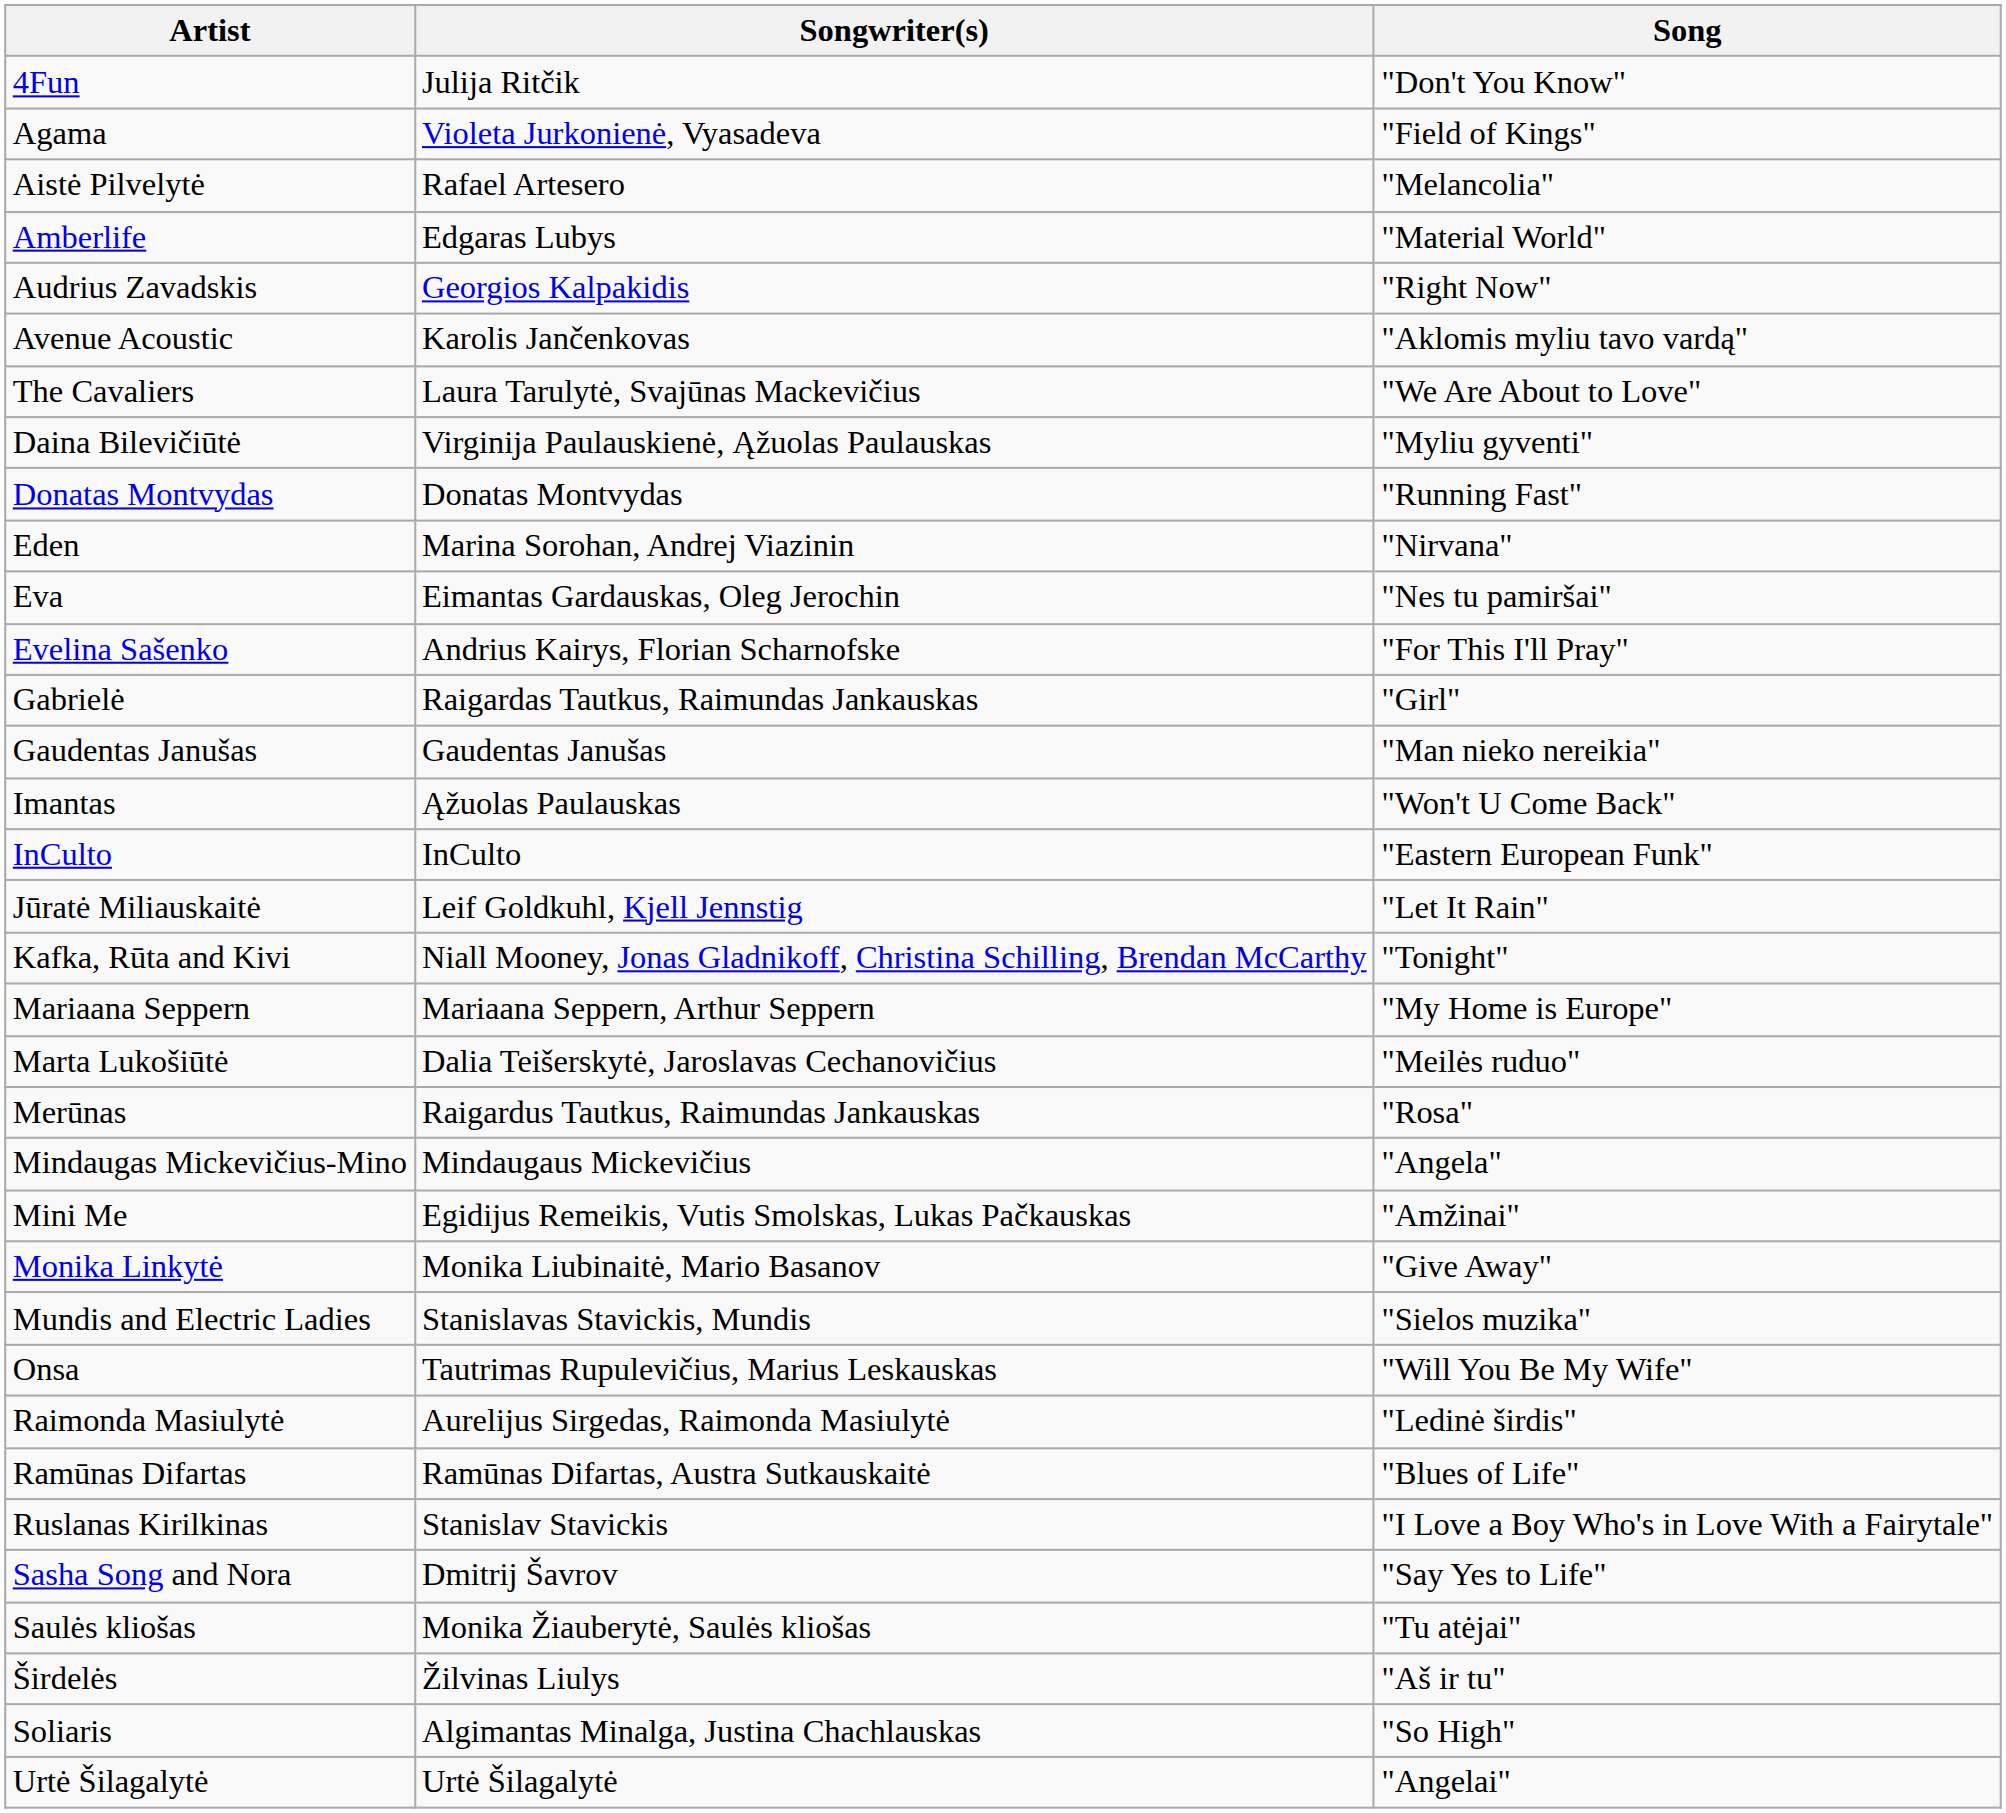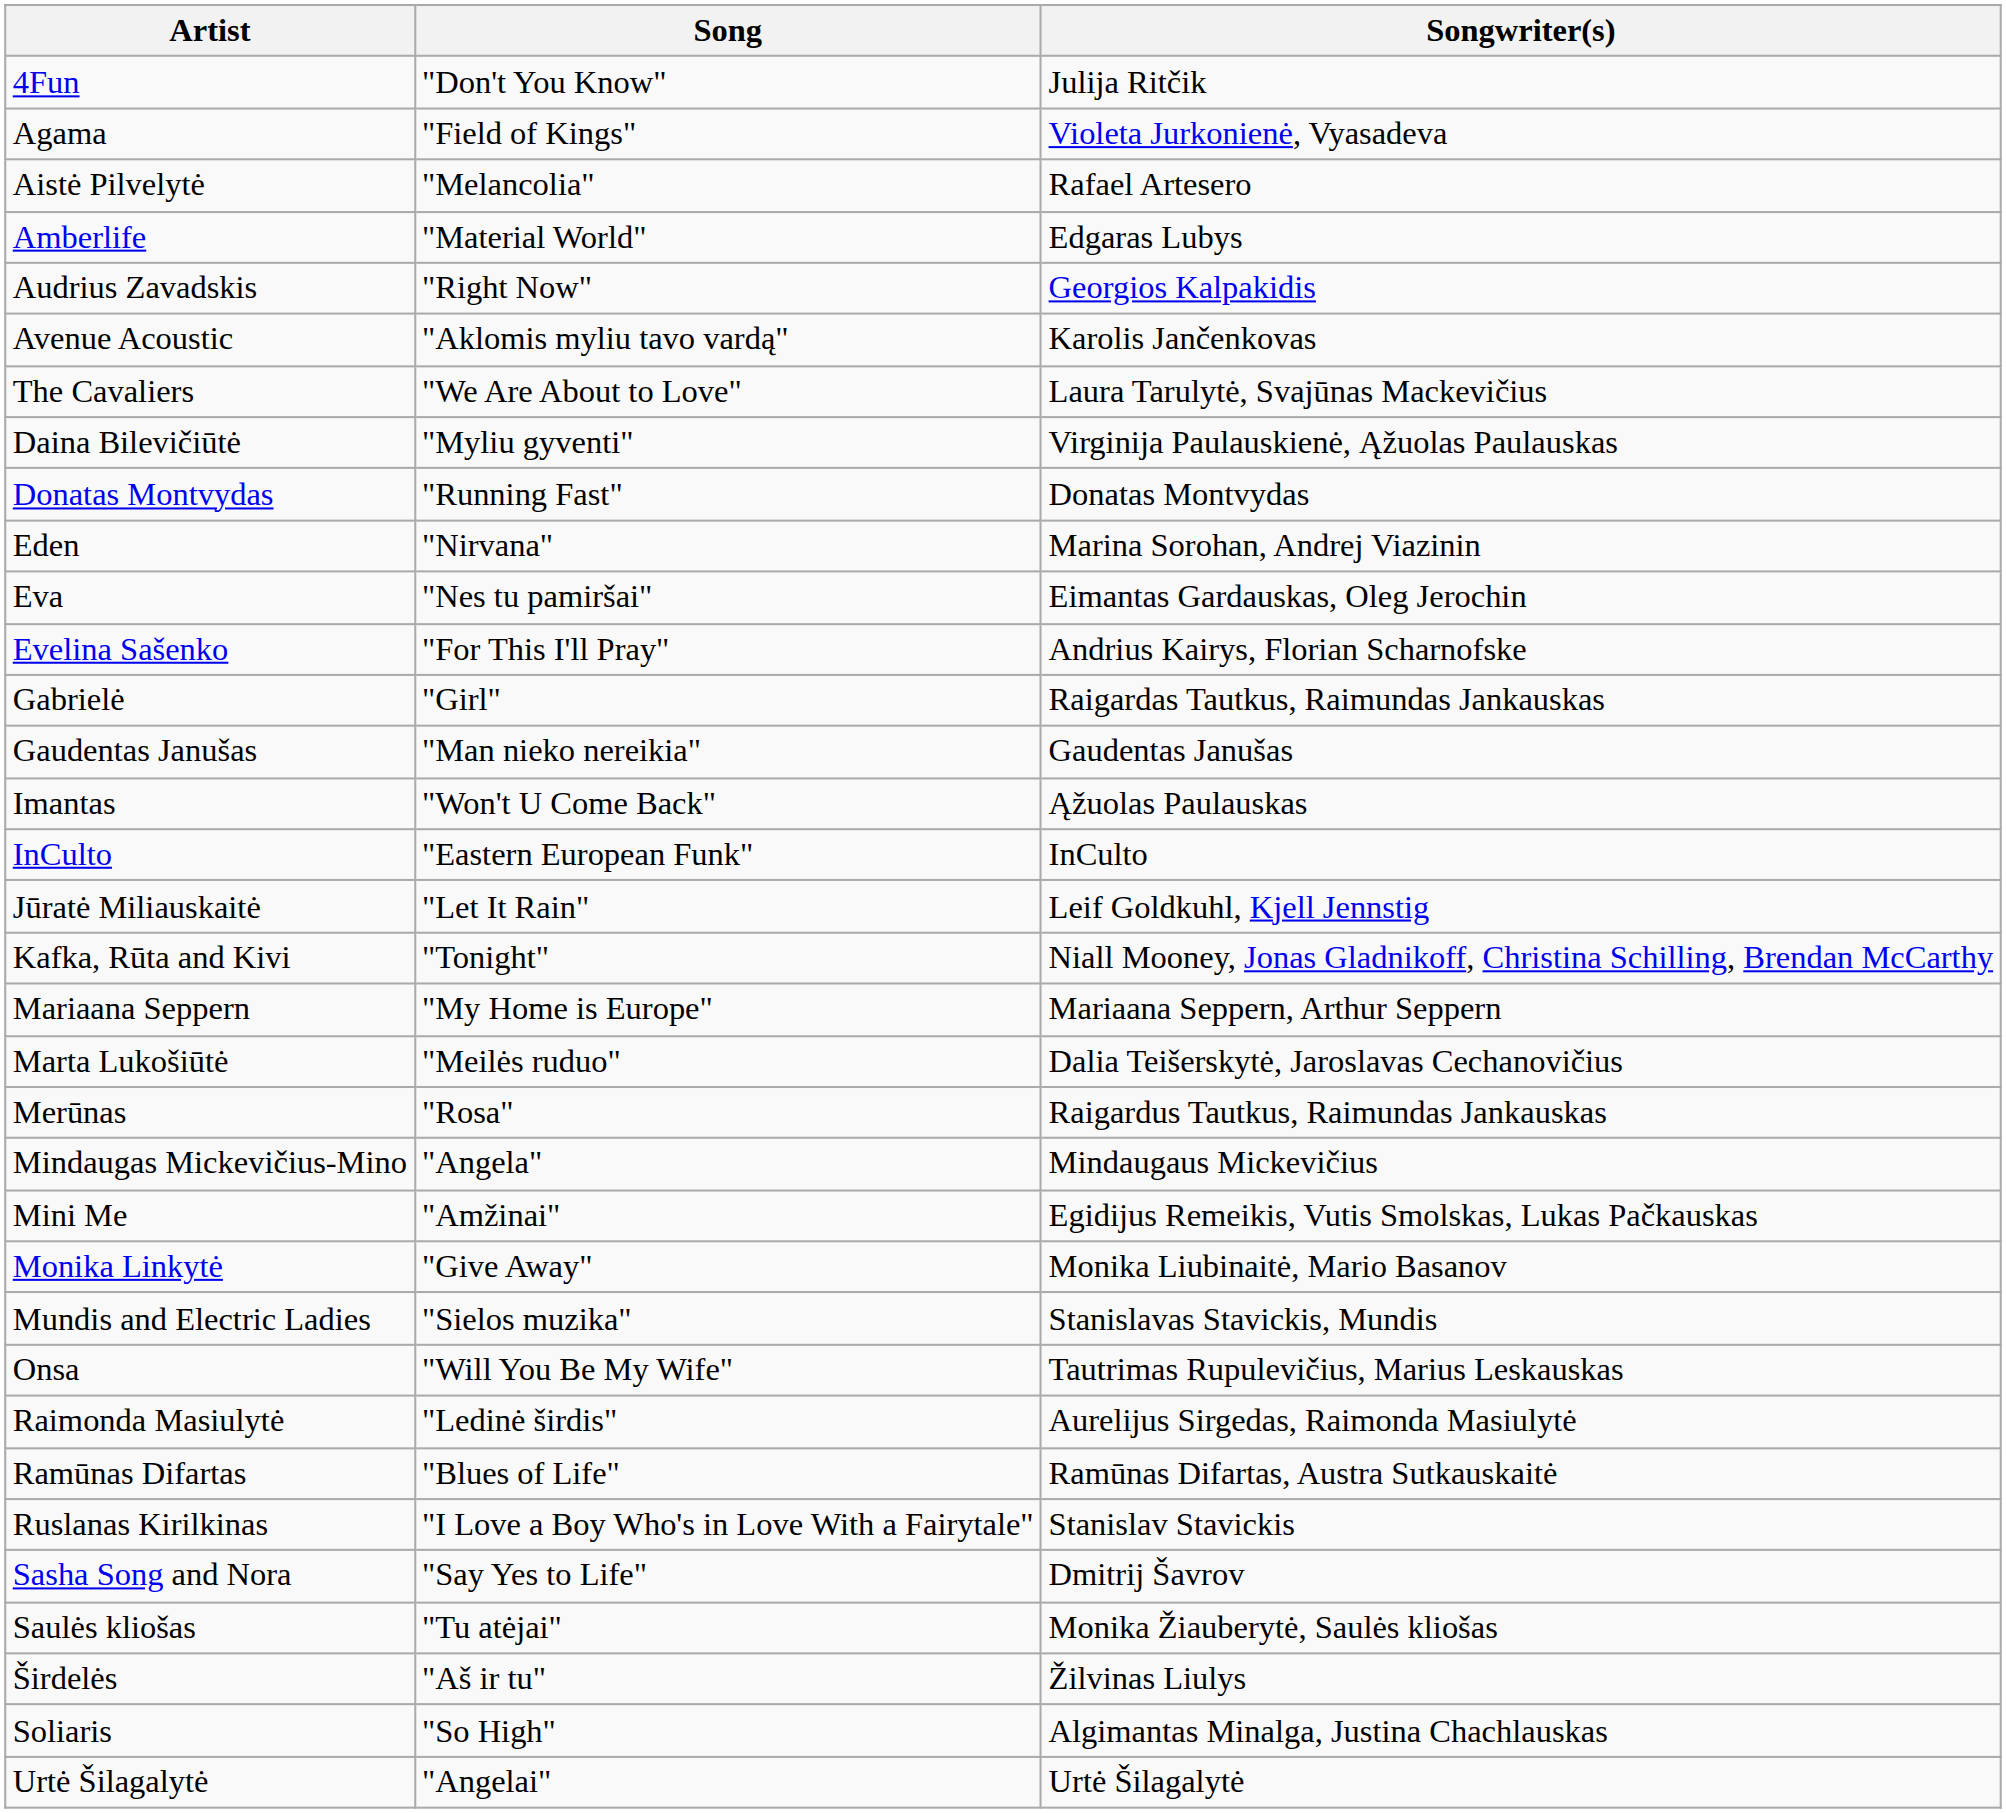columns swapped: (1687, 30) <-> (894, 30)
